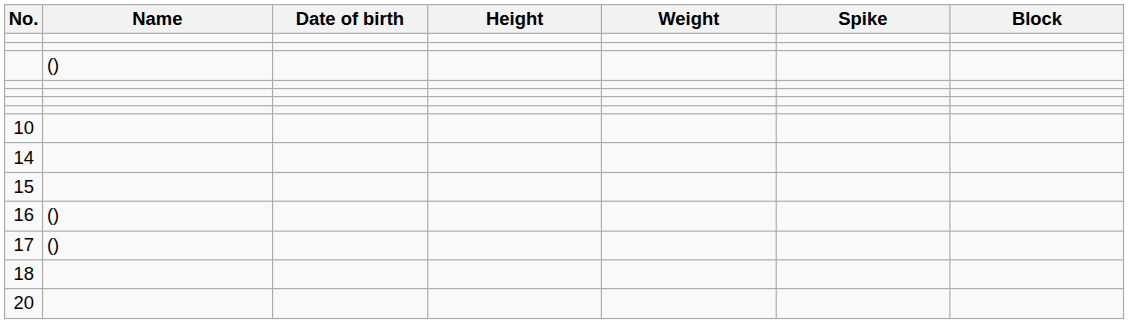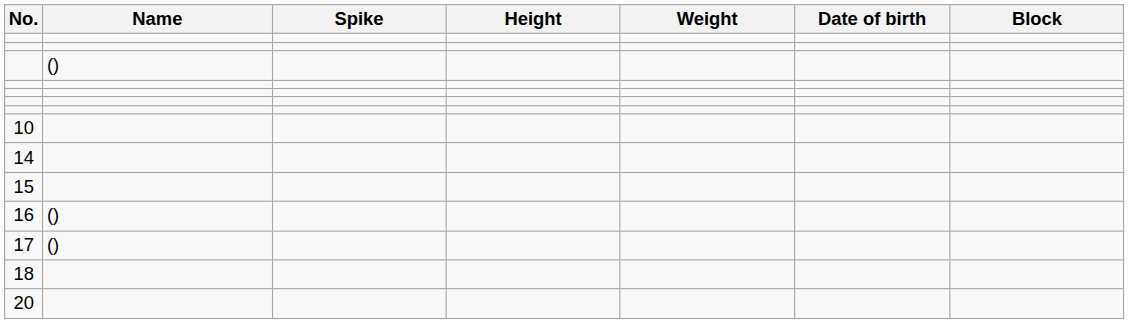columns swapped: (350, 19) <-> (863, 19)
